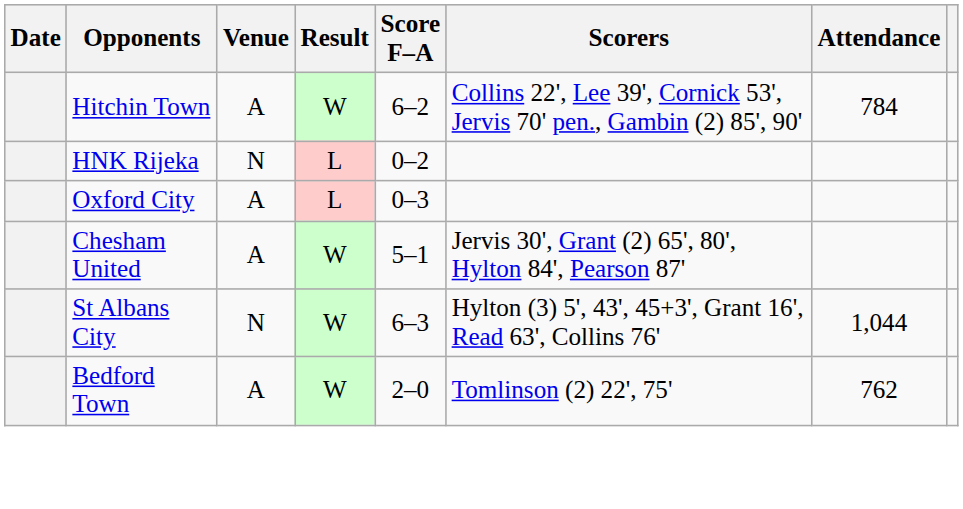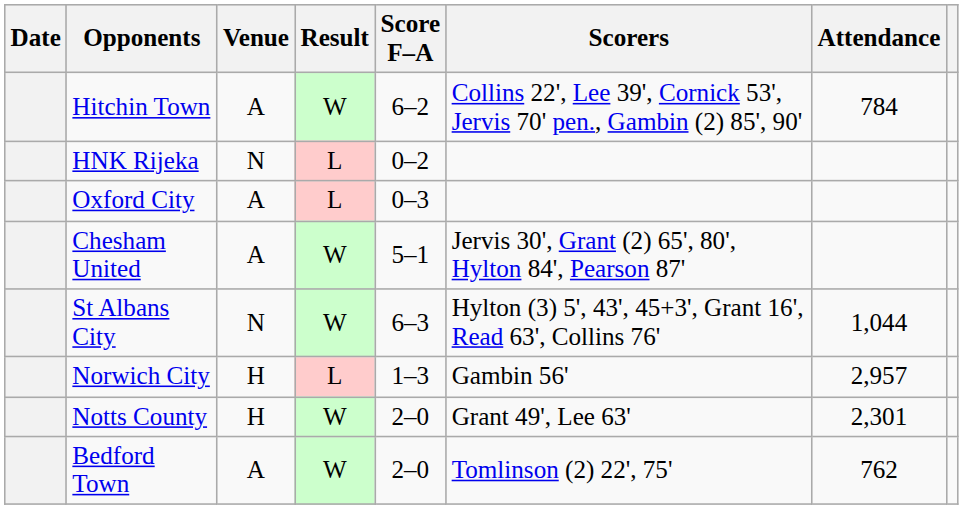+ row: (141, 376)
+ row: (140, 416)
